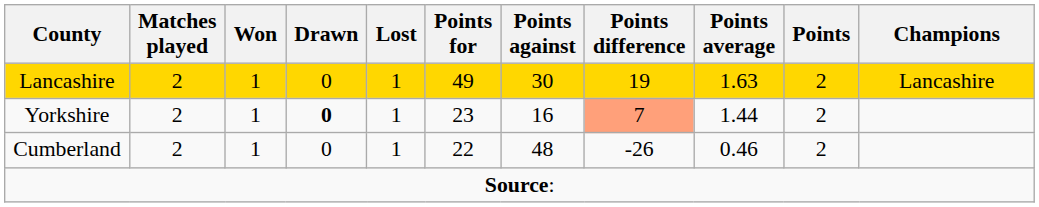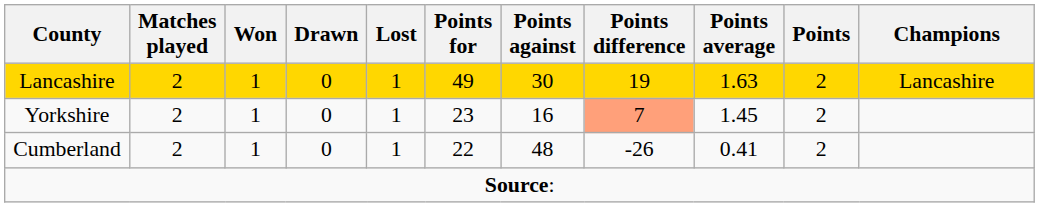(326, 115) bold -> (326, 115) normal
(739, 115) 1.44 -> (739, 115) 1.45
(739, 149) 0.46 -> (739, 149) 0.41
